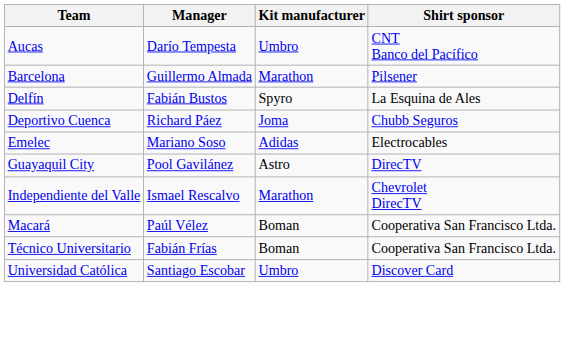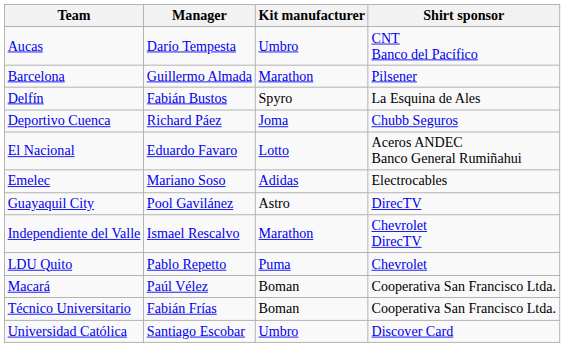+ row: (41, 151)
+ row: (40, 264)
